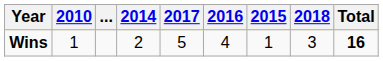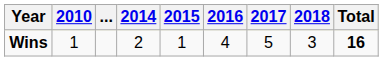columns swapped: (269, 17) <-> (182, 17)
